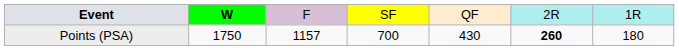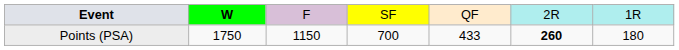(306, 35) 1157 -> (306, 35) 1150
(470, 35) 430 -> (470, 35) 433
